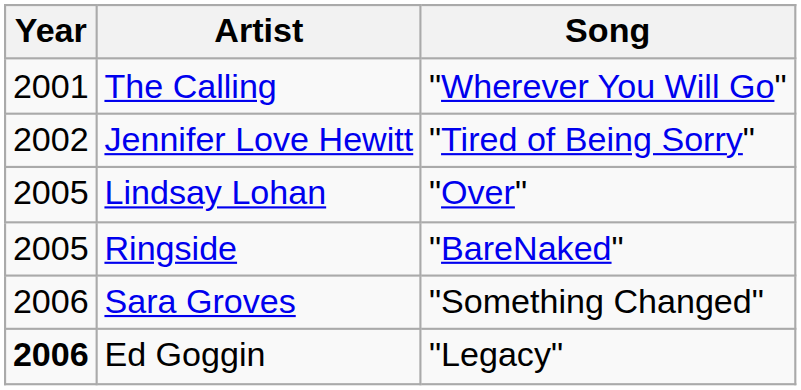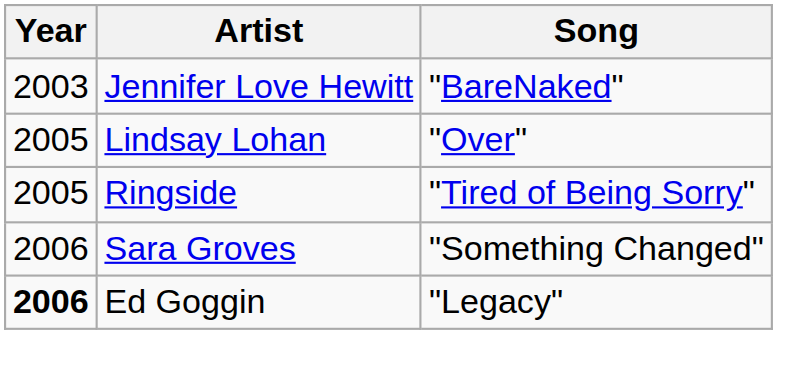- row: (191, 85)
(51, 139) 2002 -> (51, 85) 2003
(592, 139) "Tired of Being Sorry" -> (526, 85) "BareNaked"
(526, 247) "BareNaked" -> (592, 193) "Tired of Being Sorry"
